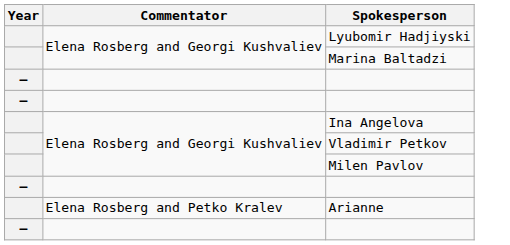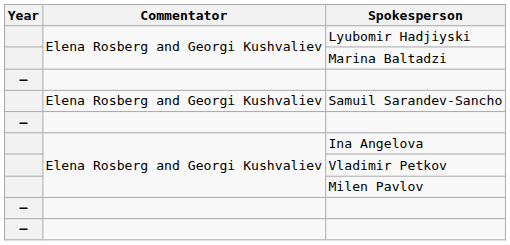+ row: (184, 101)
- row: (164, 208)
